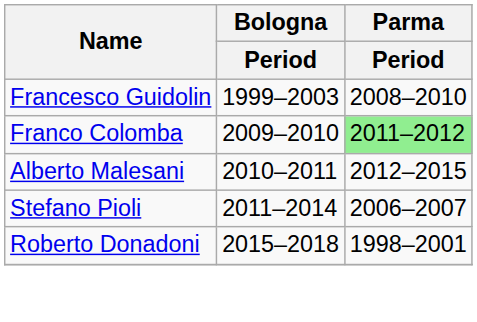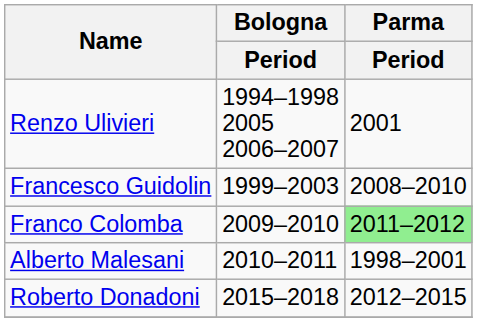+ row: (82, 123)
(408, 171) 2012–2015 -> (408, 260) 1998–2001
- row: (76, 208)
(408, 245) 1998–2001 -> (408, 297) 2012–2015
